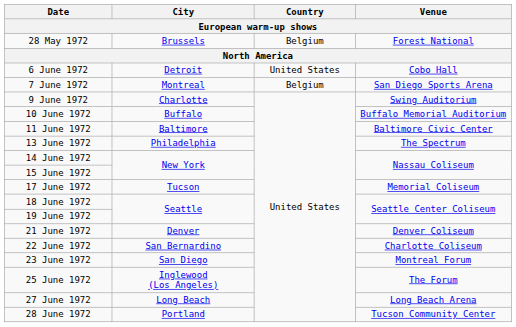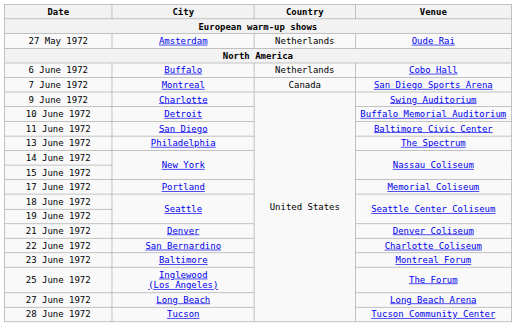+ row: (58, 41)
- row: (58, 41)
(183, 70) Detroit -> (183, 70) Buffalo
(305, 70) United States -> (305, 70) Netherlands
(305, 85) Belgium -> (305, 85) Canada
(183, 114) Buffalo -> (183, 114) Detroit
(183, 129) Baltimore -> (183, 129) San Diego
(183, 187) Tucson -> (183, 187) Portland
(183, 260) San Diego -> (183, 260) Baltimore
(183, 314) Portland -> (183, 314) Tucson
